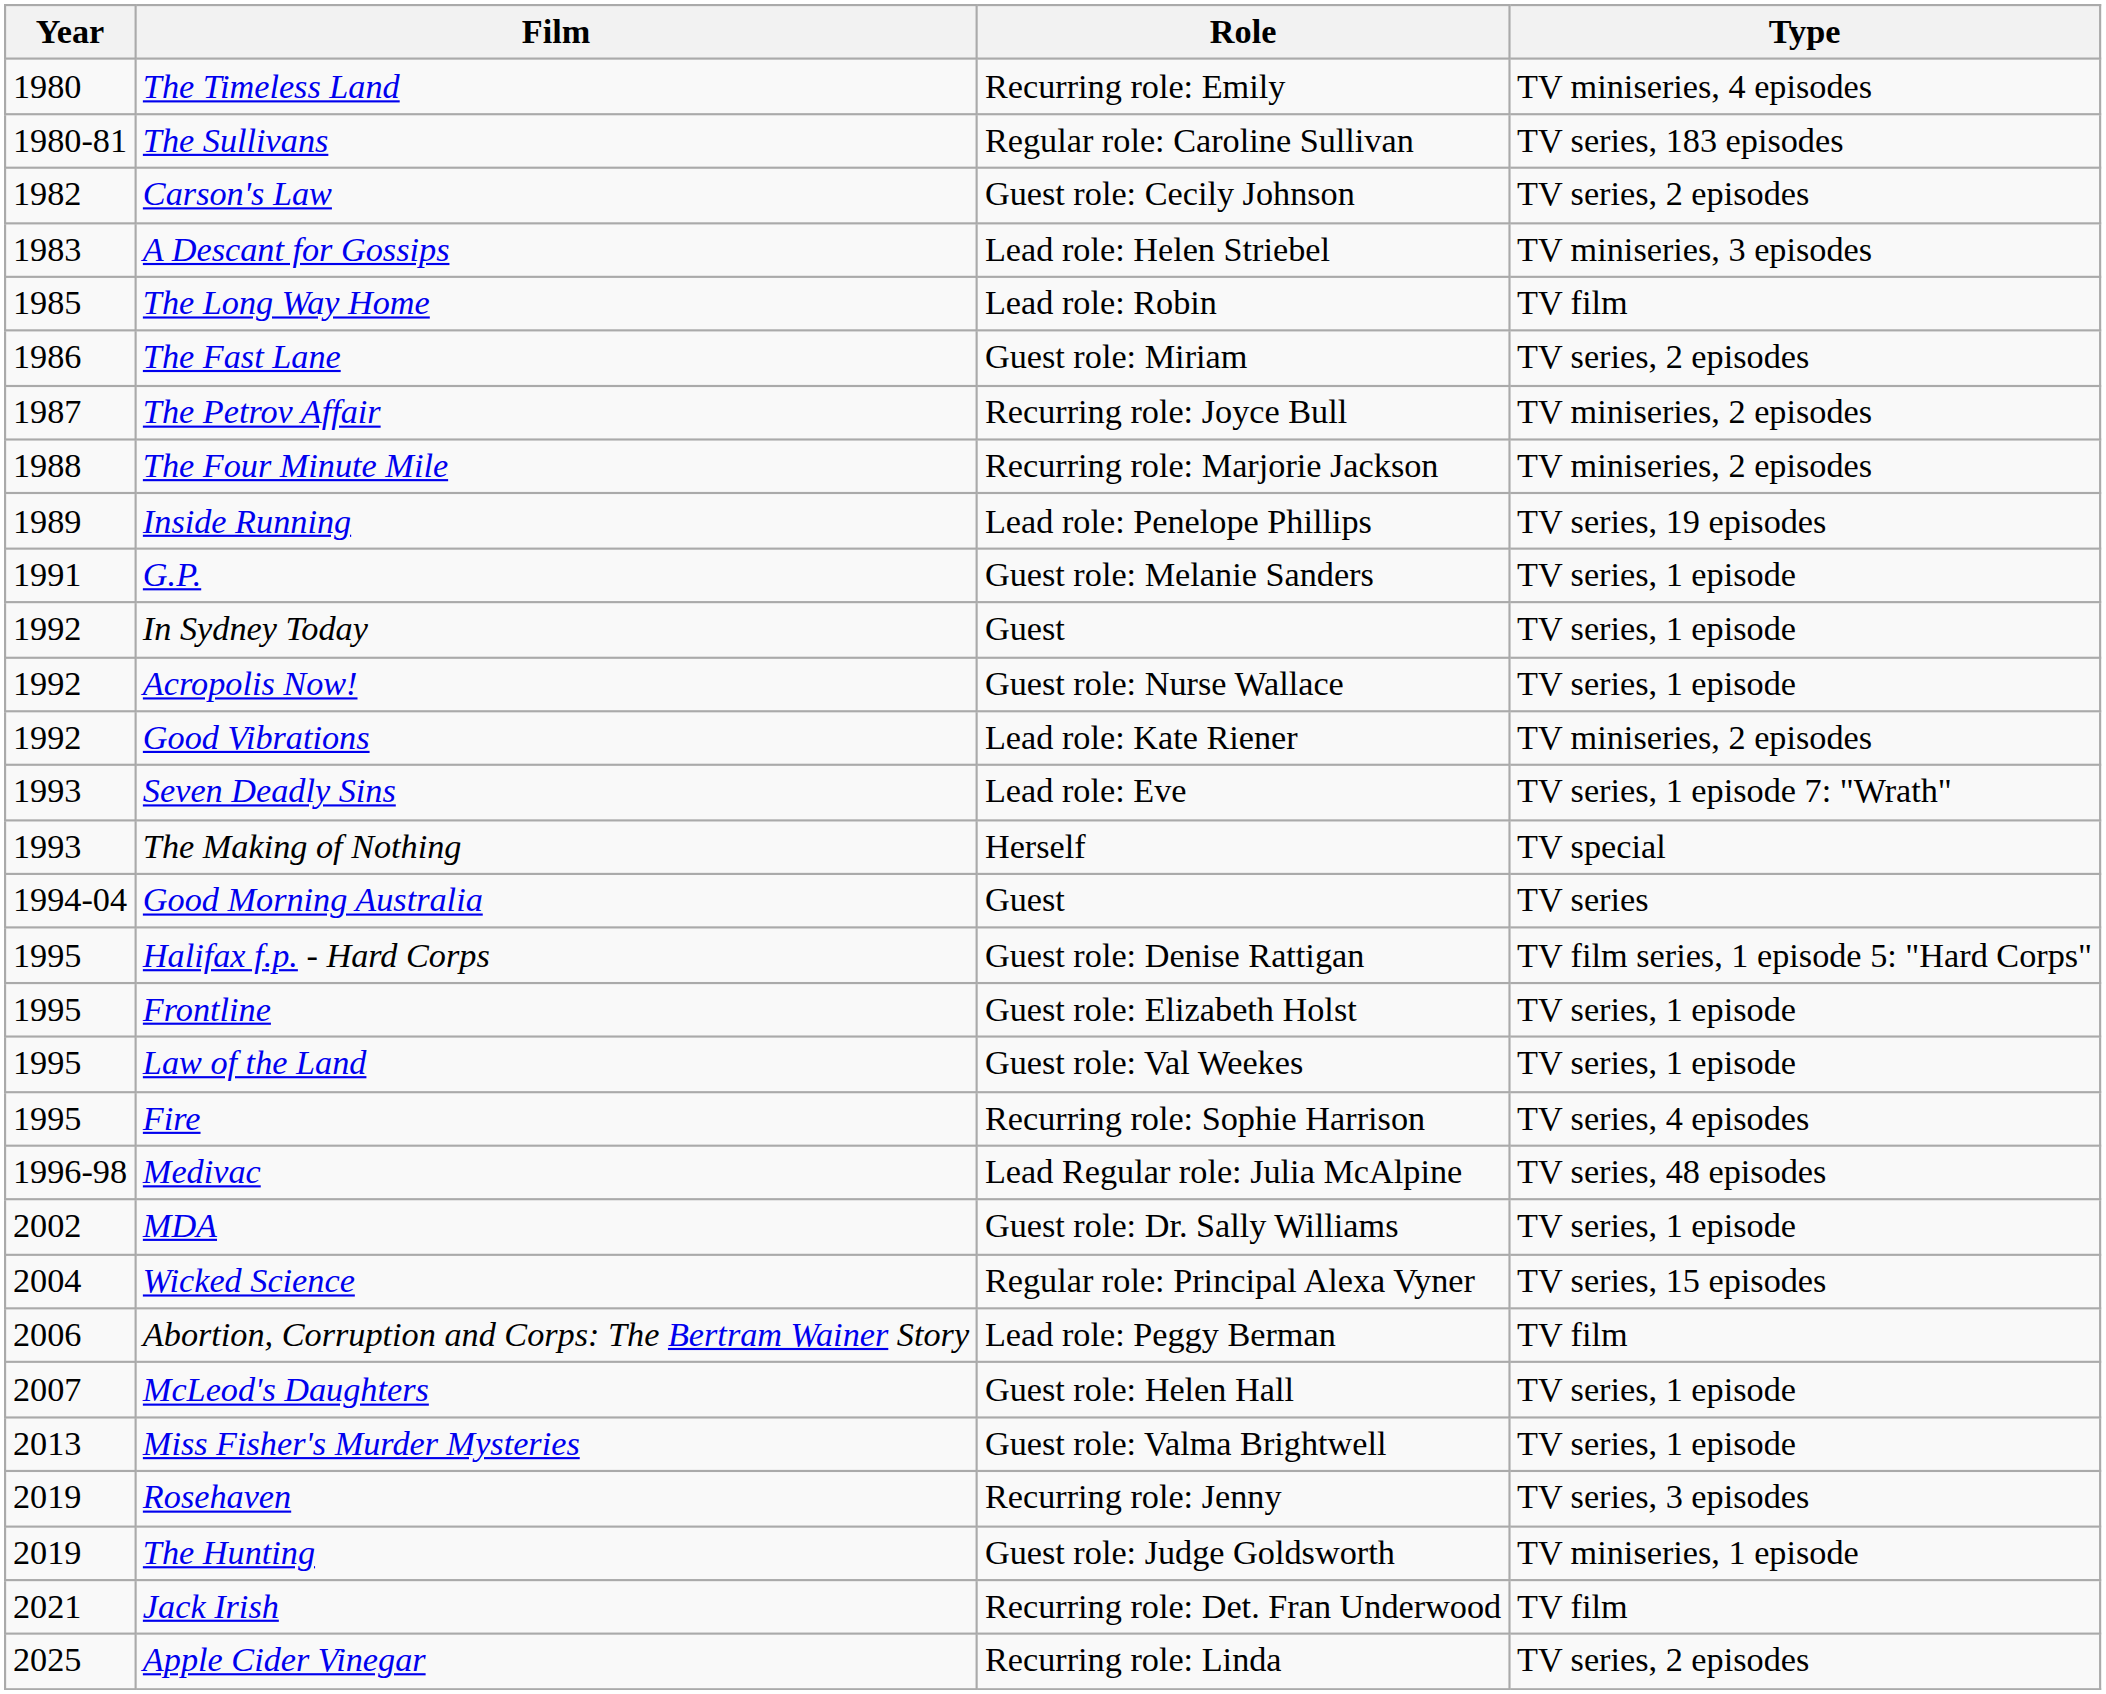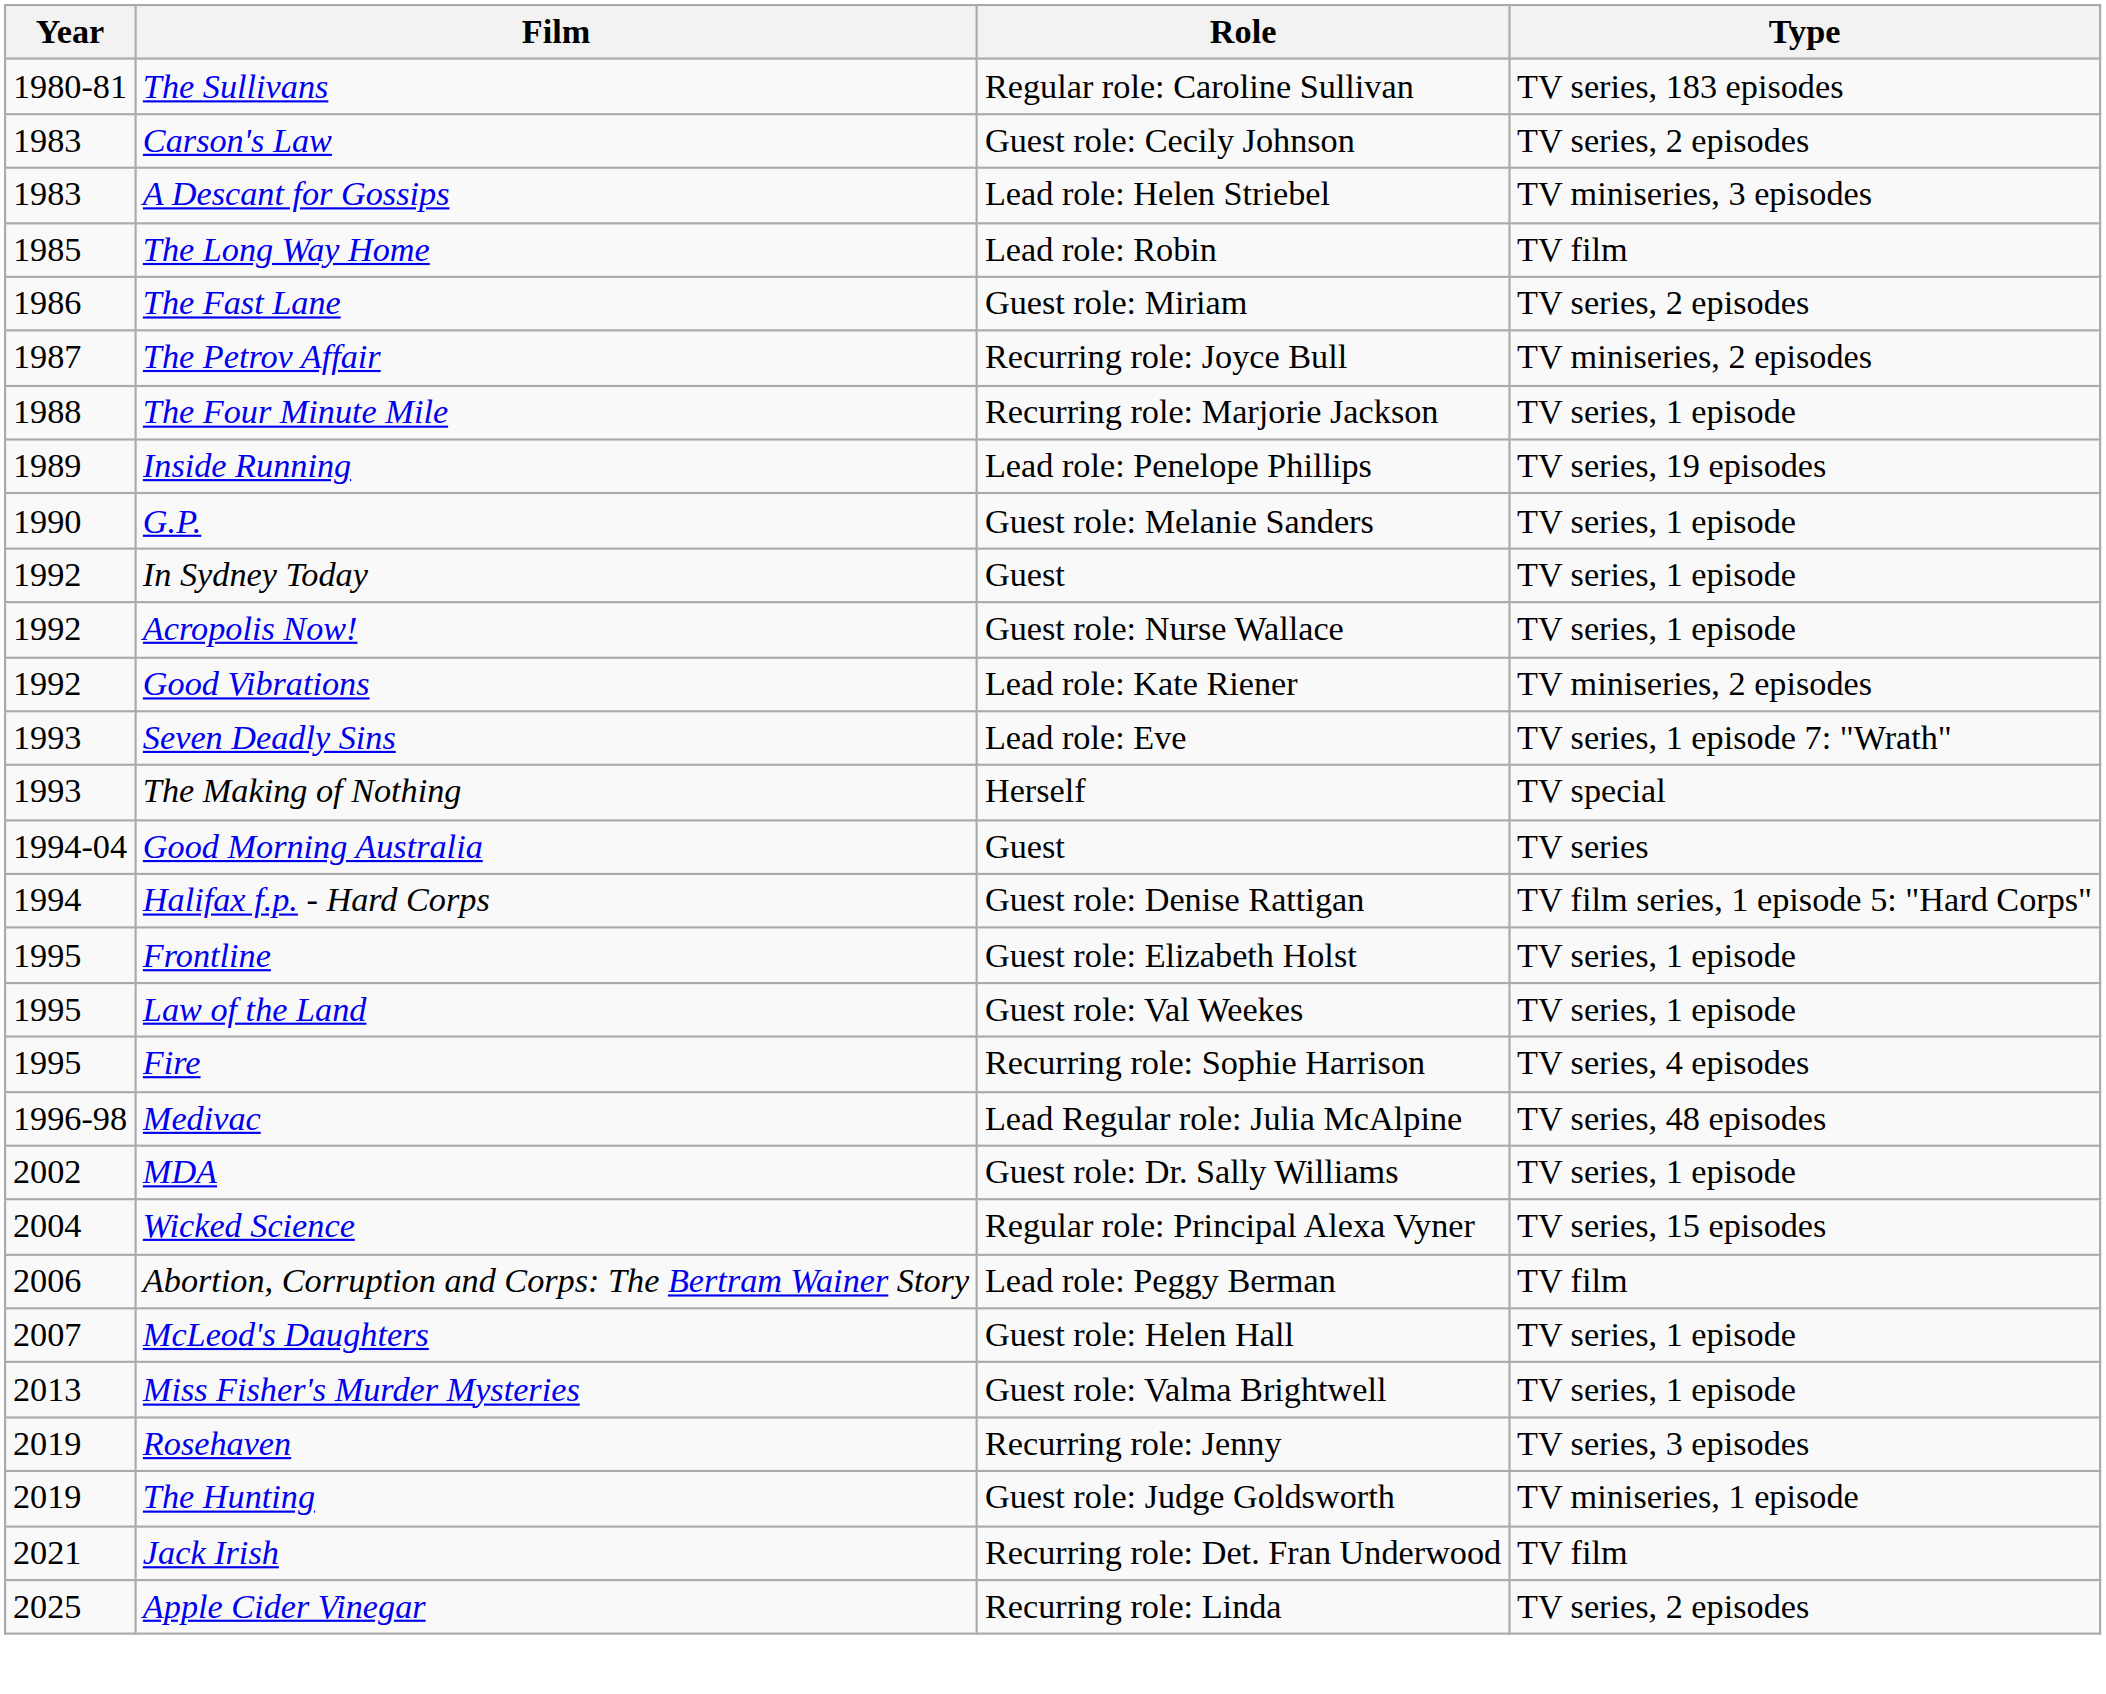- row: (271, 85)
(47, 194) 1982 -> (47, 140) 1983
(1695, 466) TV miniseries, 2 episodes -> (1656, 411) TV series, 1 episode
(47, 574) 1991 -> (47, 520) 1990
(47, 954) 1995 -> (47, 900) 1994
